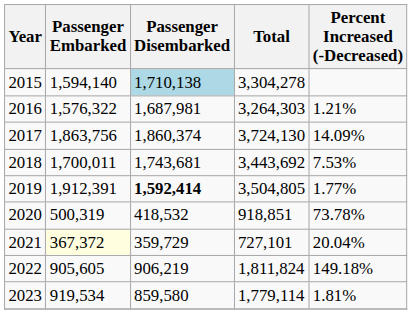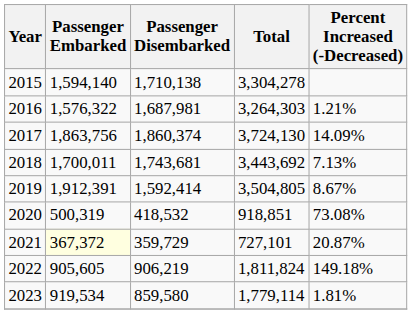(168, 82) lightblue background -> (168, 82) no background
(335, 162) 7.53% -> (335, 162) 7.13%
(168, 188) bold -> (168, 188) normal
(335, 188) 1.77% -> (335, 188) 8.67%
(339, 215) 73.78% -> (339, 215) 73.08%
(339, 242) 20.04% -> (339, 242) 20.87%
